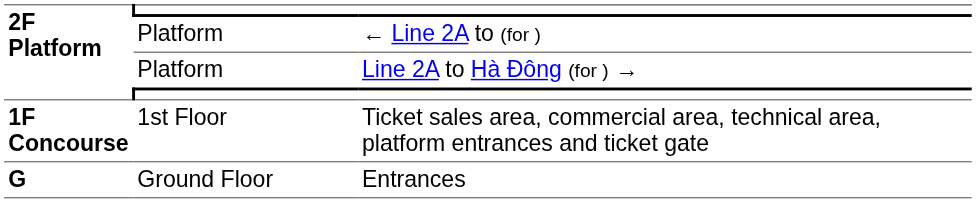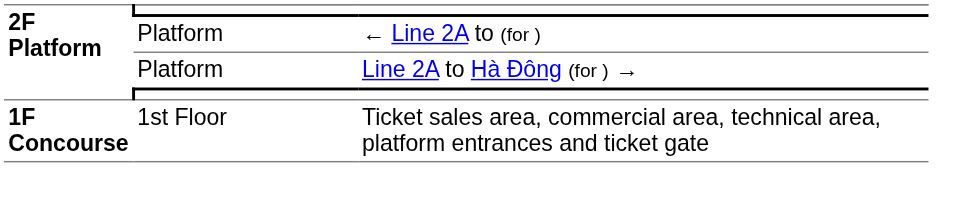- row: (205, 179)
